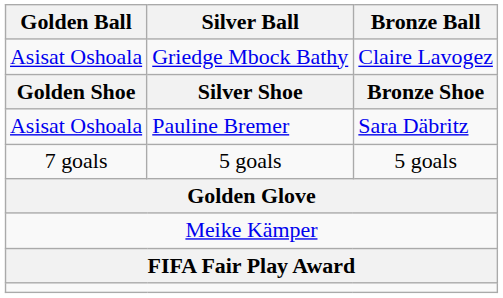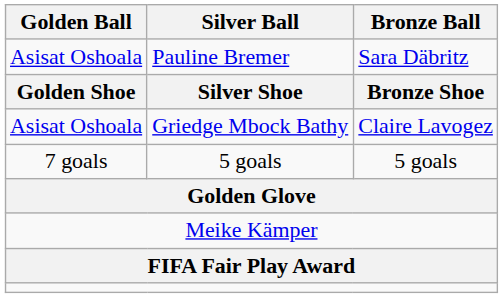rows swapped: (250, 56) <-> (221, 126)
